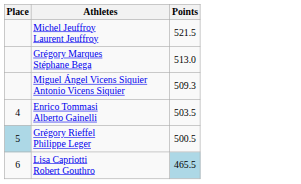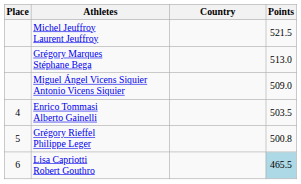+ column: (218, 12)
(185, 86) 509.3 -> (281, 86) 509.0
(18, 139) lightblue background -> (18, 139) no background
(185, 139) 500.5 -> (281, 139) 500.8
